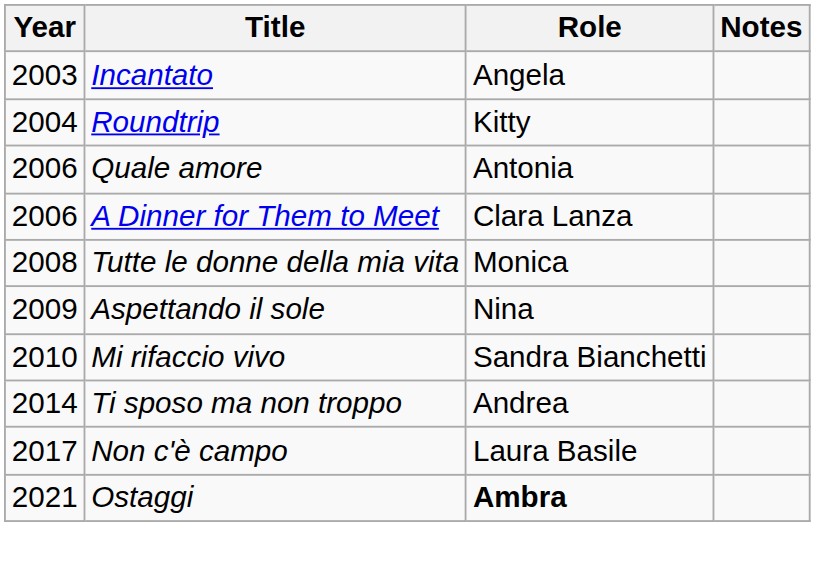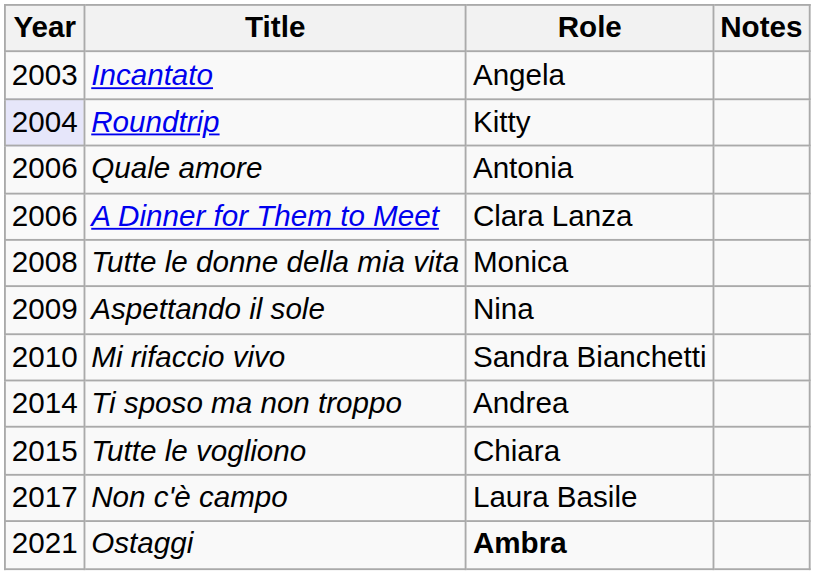(45, 121) no background -> (45, 121) lavender background
+ row: (199, 450)
